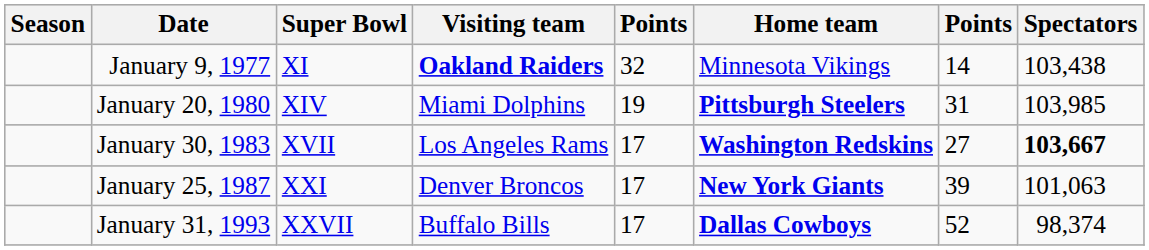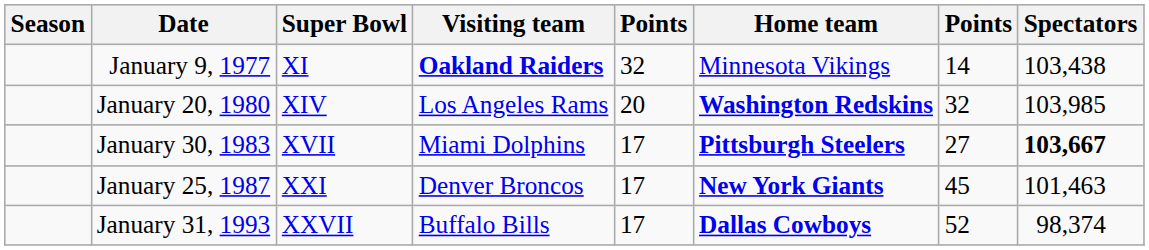(502, 104) Miami Dolphins -> (514, 104) Los Angeles Rams
(633, 104) 19 -> (633, 104) 20
(802, 104) Pittsburgh Steelers -> (816, 104) Washington Redskins
(957, 104) 31 -> (957, 104) 32
(514, 144) Los Angeles Rams -> (502, 144) Miami Dolphins
(816, 144) Washington Redskins -> (802, 144) Pittsburgh Steelers
(957, 184) 39 -> (957, 184) 45
(1065, 184) 101,063 -> (1065, 184) 101,463
